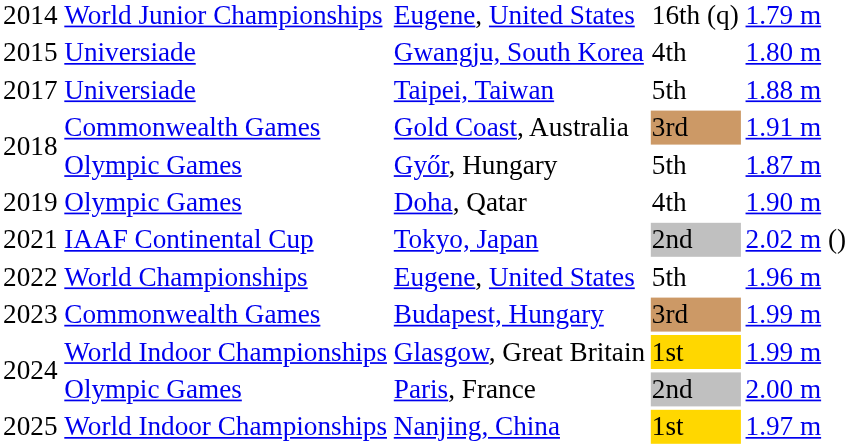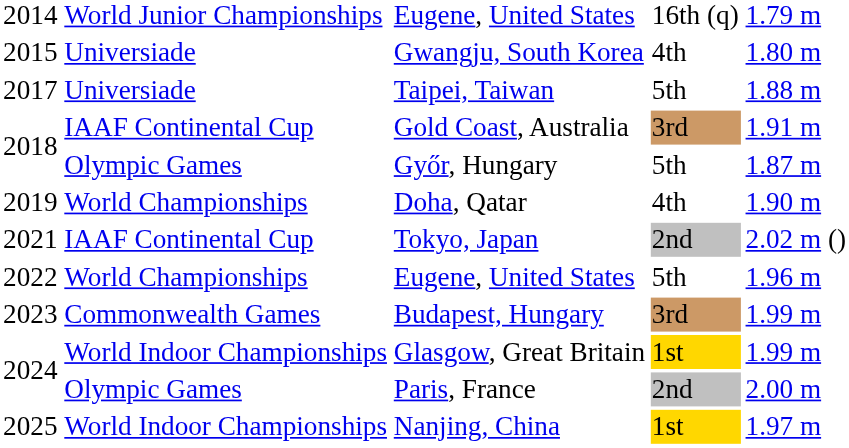(192, 127) Commonwealth Games -> (189, 127) IAAF Continental Cup
(153, 202) Olympic Games -> (186, 202) World Championships
